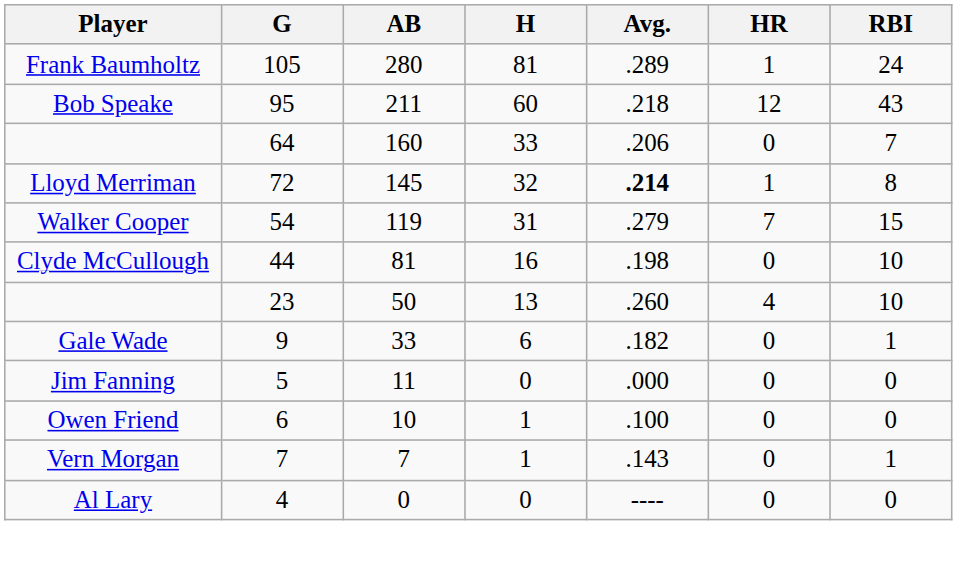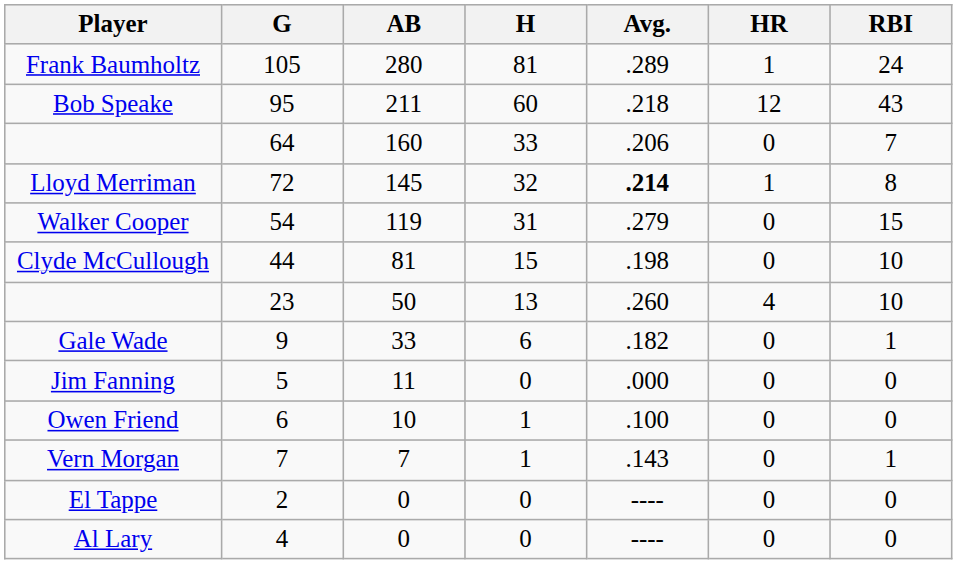(769, 222) 7 -> (769, 222) 0
(526, 261) 16 -> (526, 261) 15
+ row: (113, 499)
